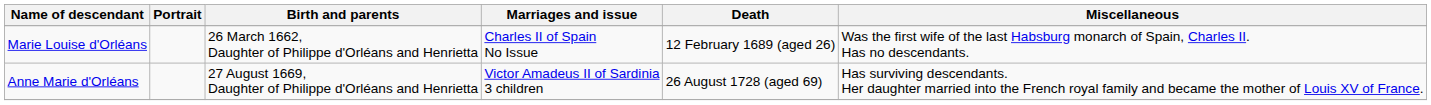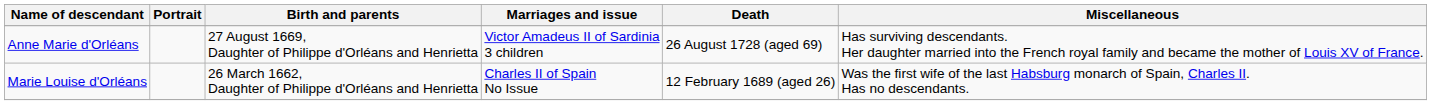rows swapped: (77, 44) <-> (73, 81)
